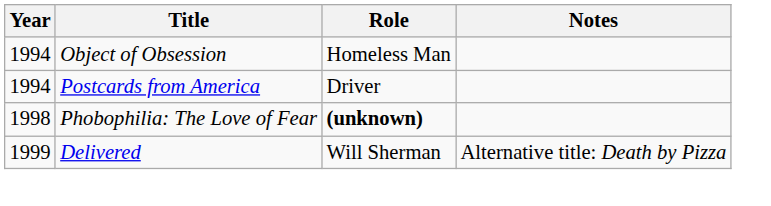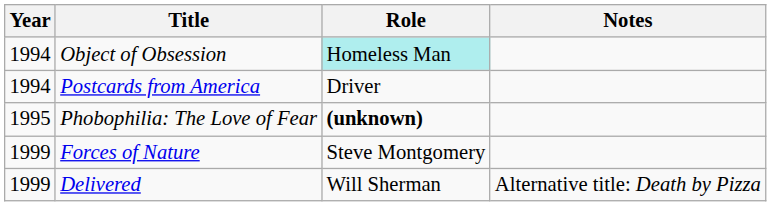(389, 53) no background -> (389, 53) paleturquoise background
(30, 119) 1998 -> (30, 119) 1995
+ row: (130, 151)
